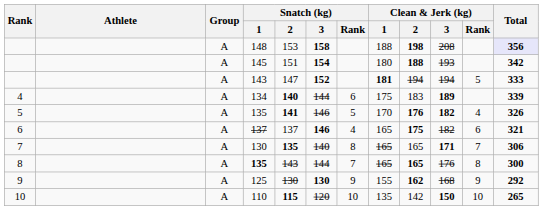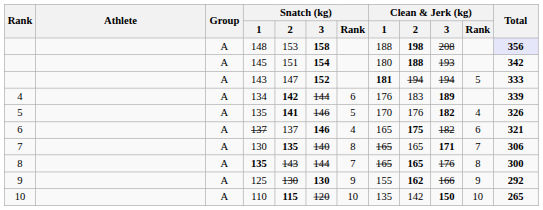(290, 96) 140 -> (290, 96) 142
(384, 96) 175 -> (384, 96) 176
(415, 113) bold -> (415, 113) normal
(447, 180) 168 -> (447, 180) 166
